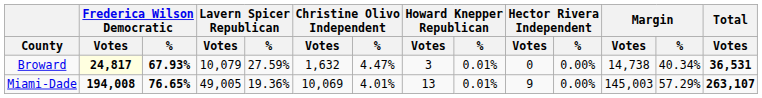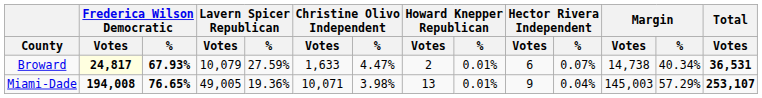(322, 65) 1,632 -> (322, 65) 1,633
(428, 65) 3 -> (428, 65) 2
(530, 65) 0 -> (530, 65) 6
(578, 65) 0.00% -> (578, 65) 0.07%
(322, 84) 10,069 -> (322, 84) 10,071
(377, 84) 4.01% -> (377, 84) 3.98%
(578, 84) 0.00% -> (578, 84) 0.04%
(730, 84) 263,107 -> (730, 84) 253,107
